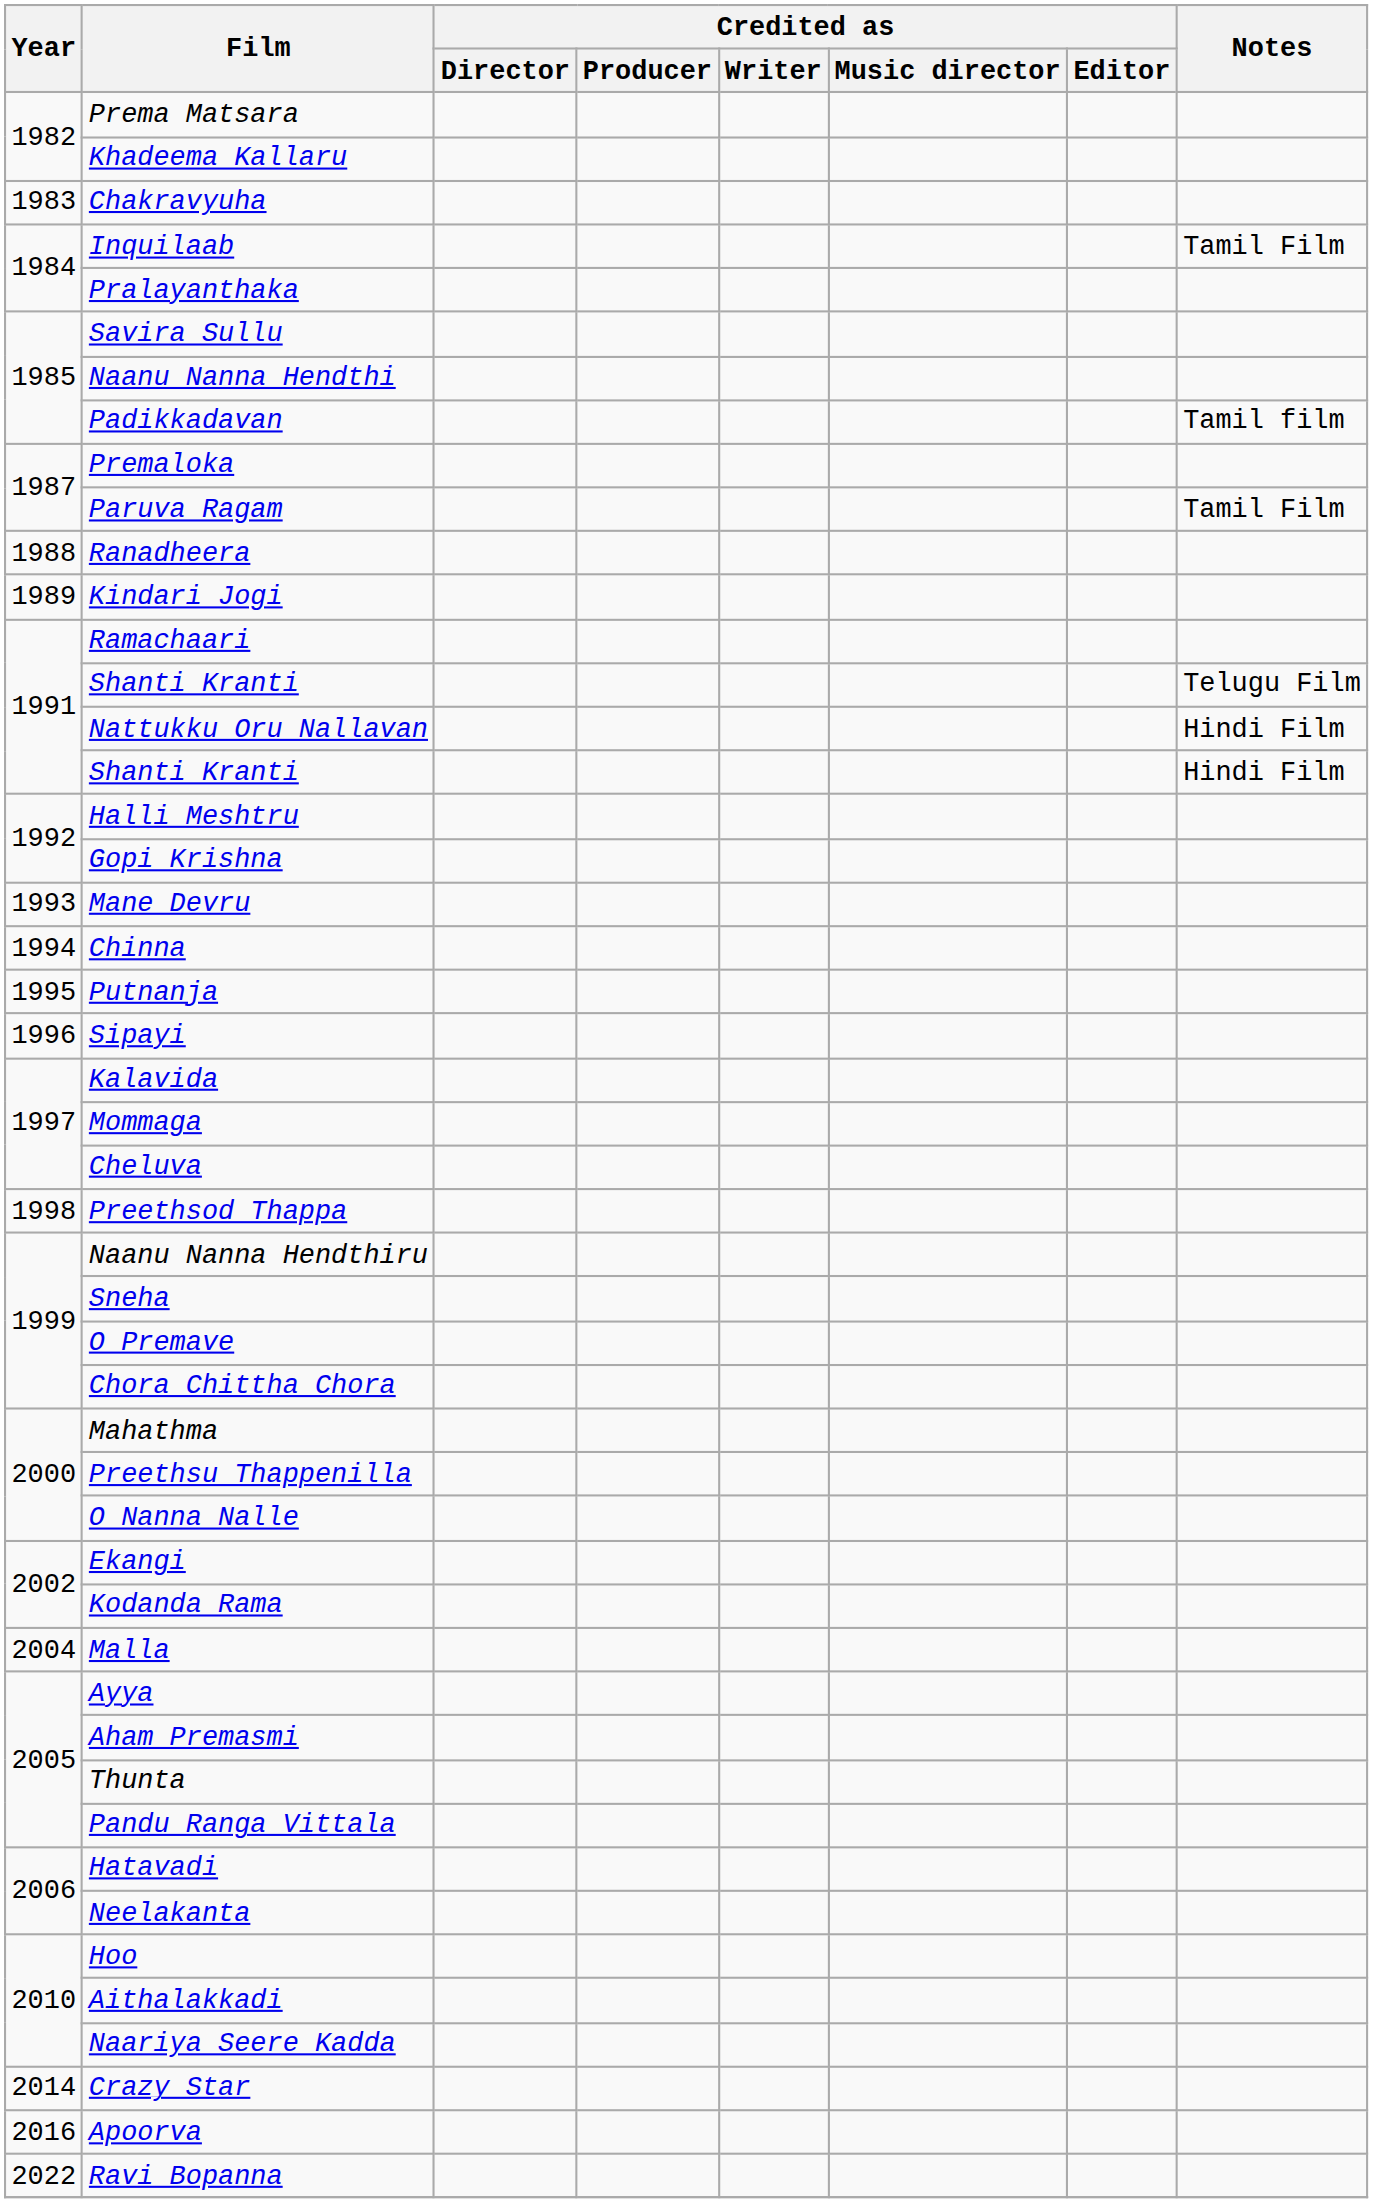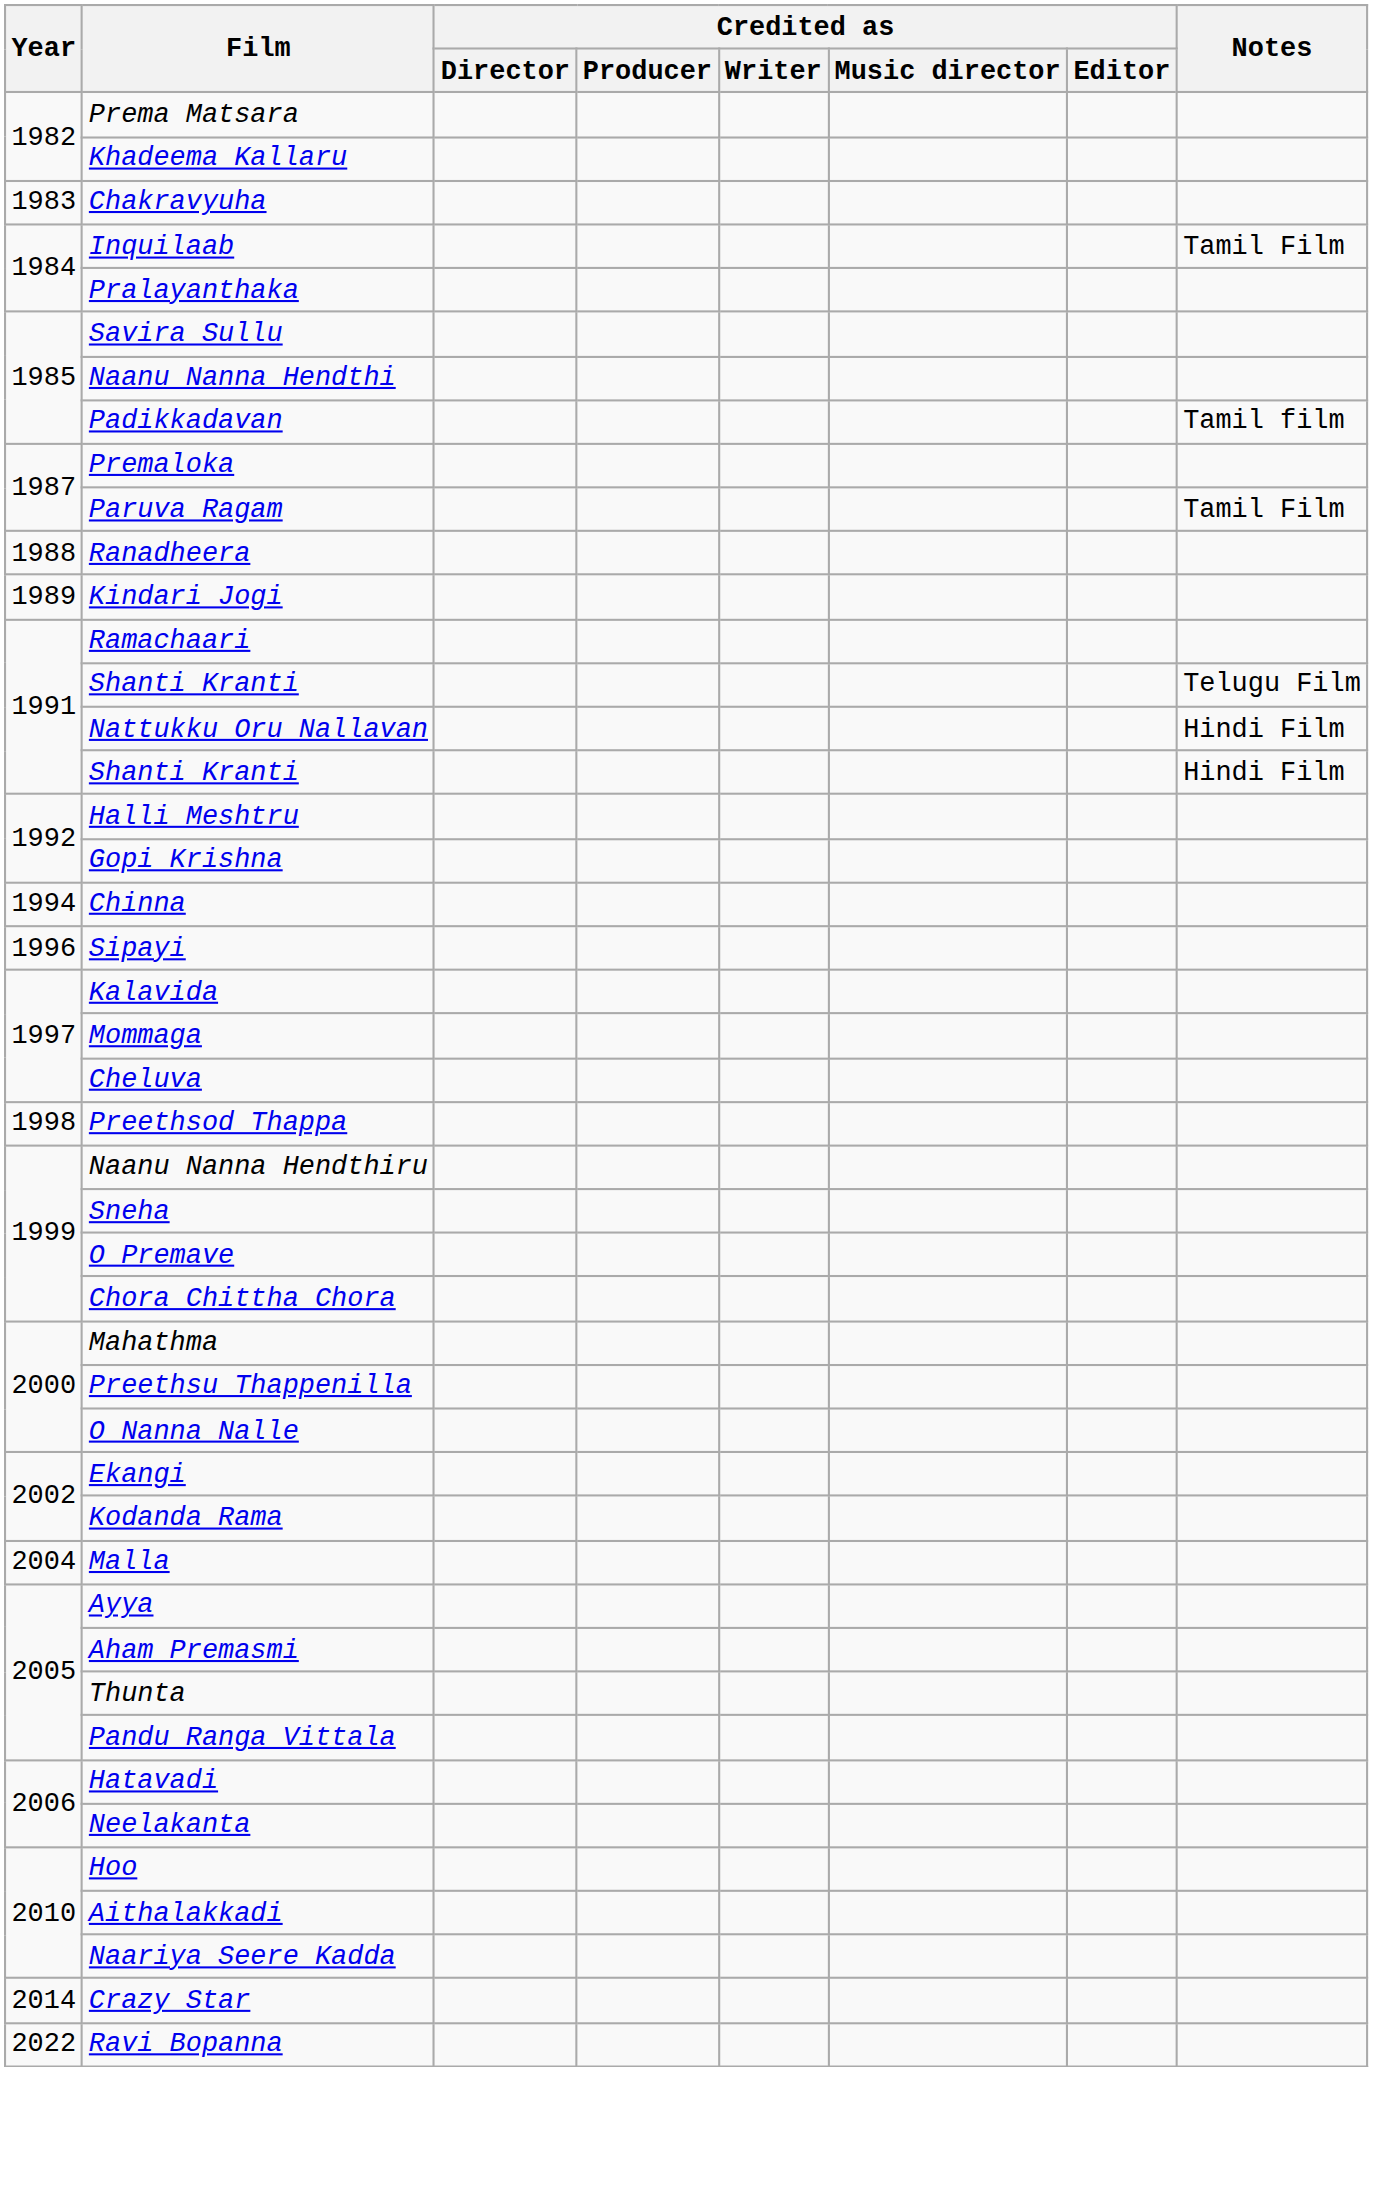- row: (44, 904)
- row: (44, 992)
- row: (44, 2132)
